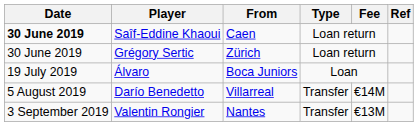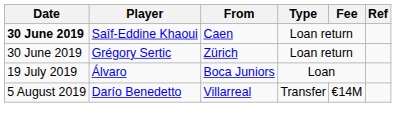- row: (159, 111)
